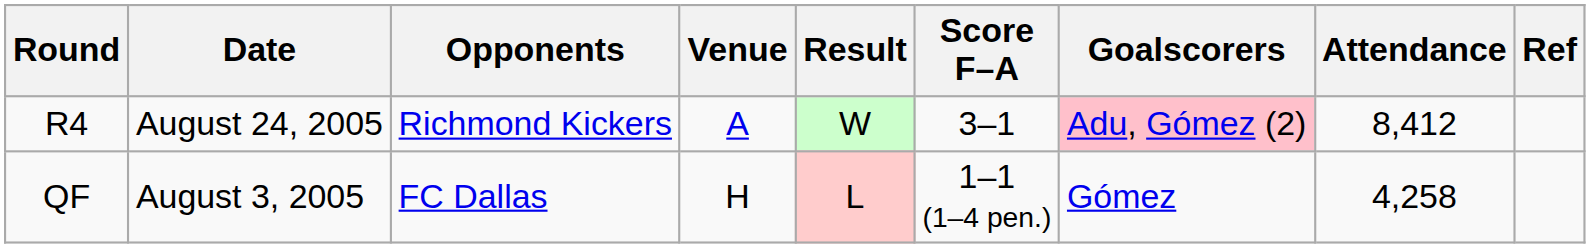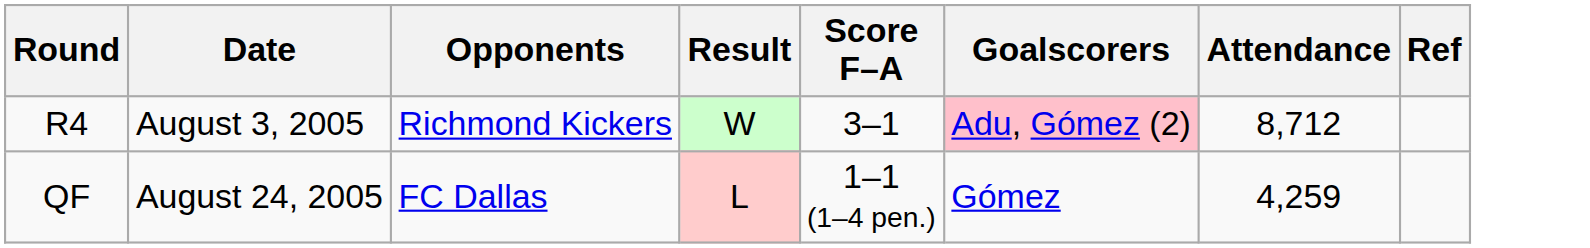- column: (738, 50)
(259, 123) August 24, 2005 -> (250, 123) August 3, 2005
(1414, 123) 8,412 -> (1299, 123) 8,712
(250, 196) August 3, 2005 -> (259, 196) August 24, 2005
(1414, 196) 4,258 -> (1299, 196) 4,259
